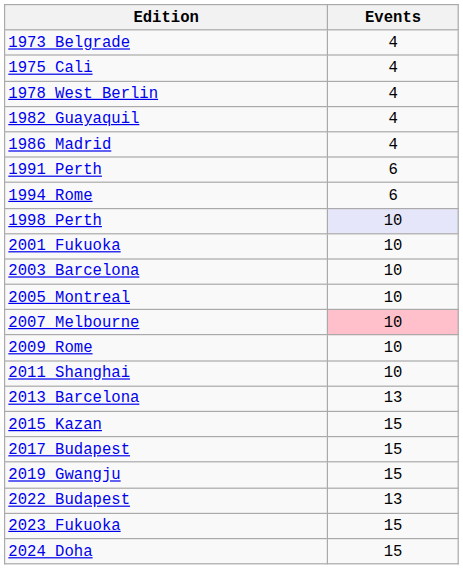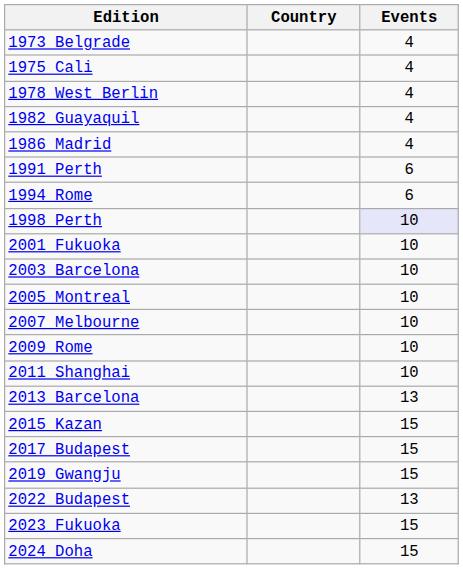+ column: (304, 17)
(393, 322) pink background -> (409, 322) no background
